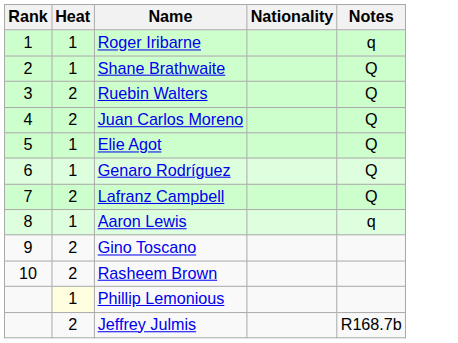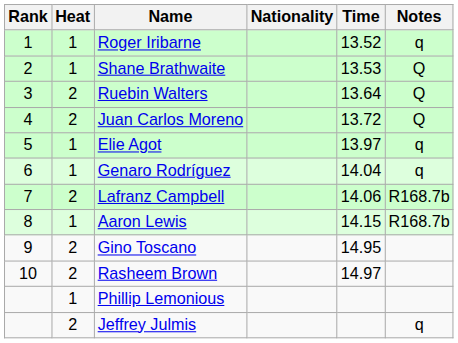+ column: (361, 17)
(371, 145) Q -> (419, 145) q
(371, 171) Q -> (419, 171) q
(371, 196) Q -> (419, 196) R168.7b
(371, 222) q -> (419, 222) R168.7b
(73, 299) lightyellow background -> (73, 299) no background
(371, 324) R168.7b -> (419, 324) q
